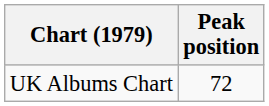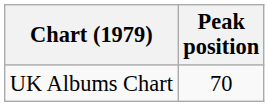(221, 82) 72 -> (221, 82) 70
